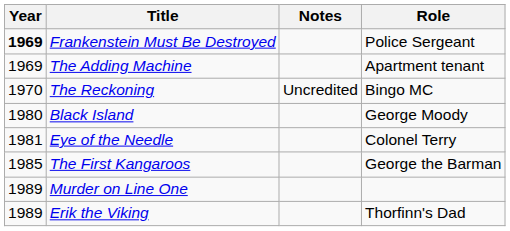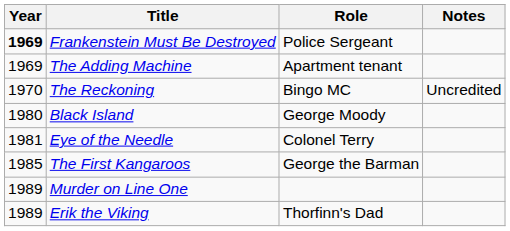columns swapped: (433, 16) <-> (320, 16)
